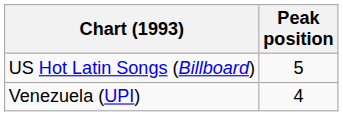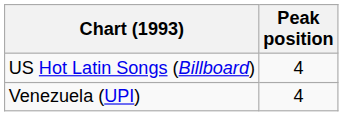(298, 67) 5 -> (298, 67) 4
